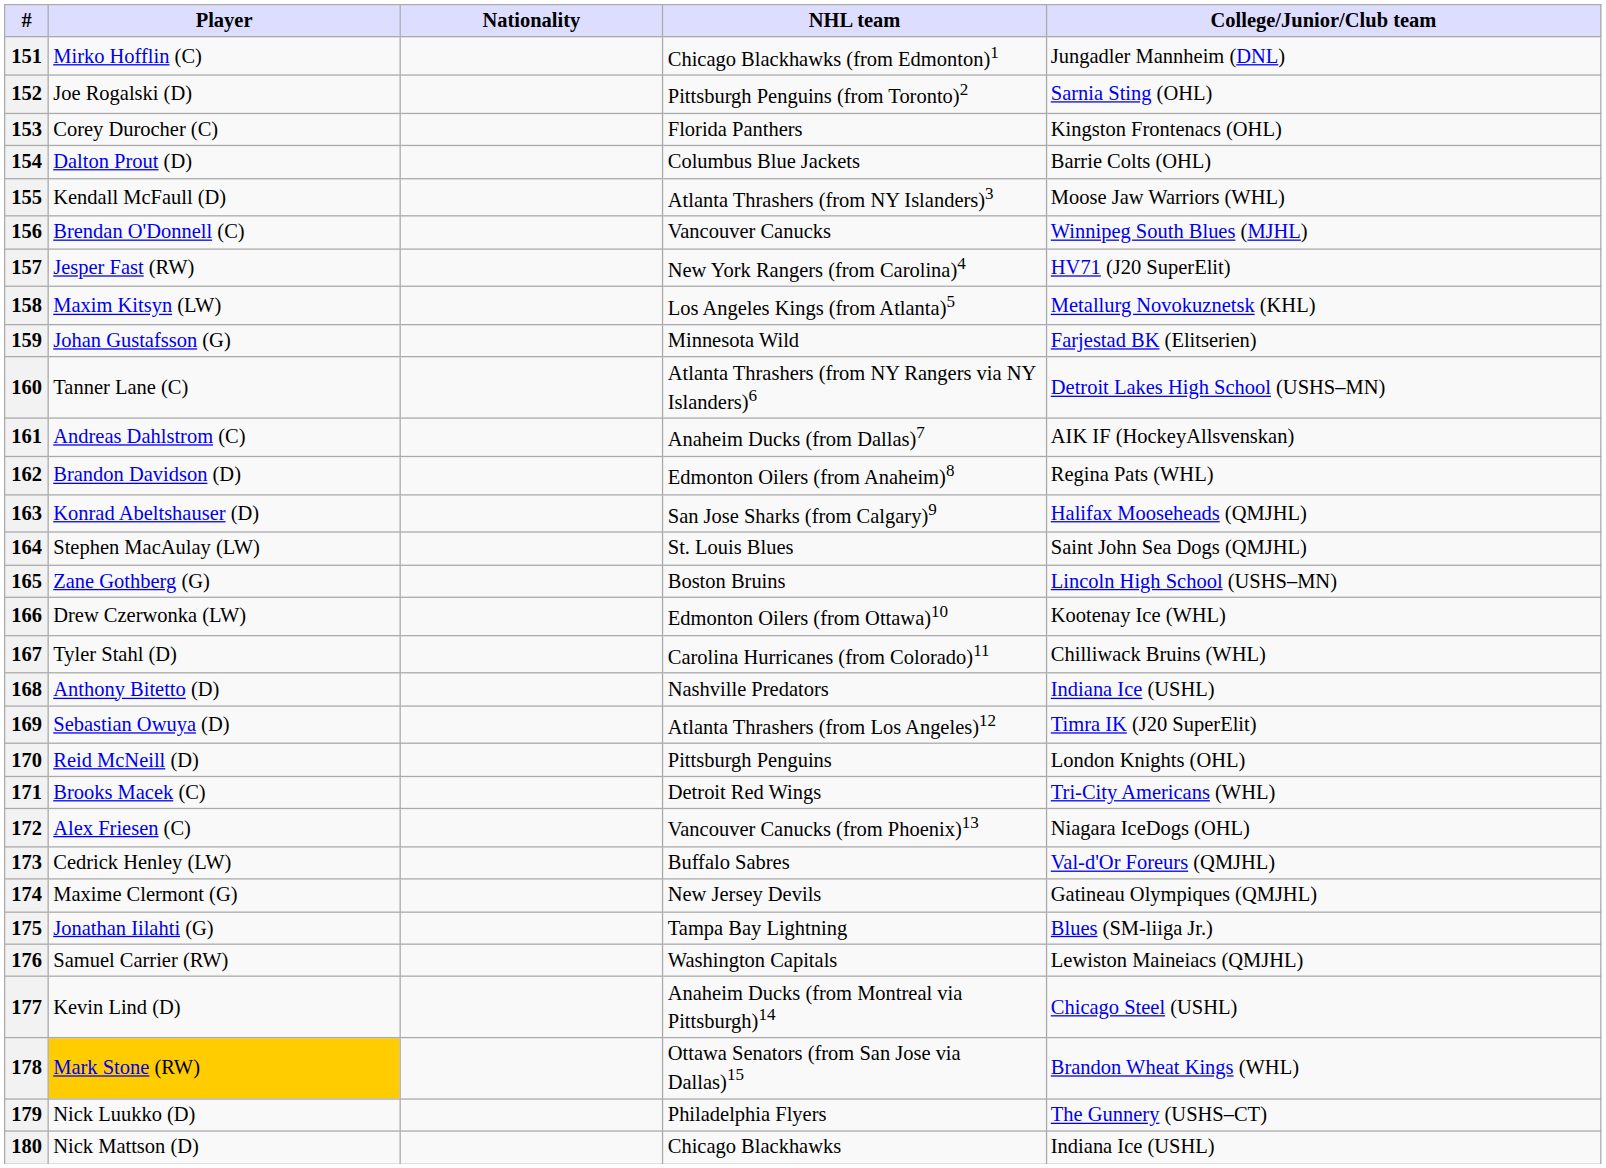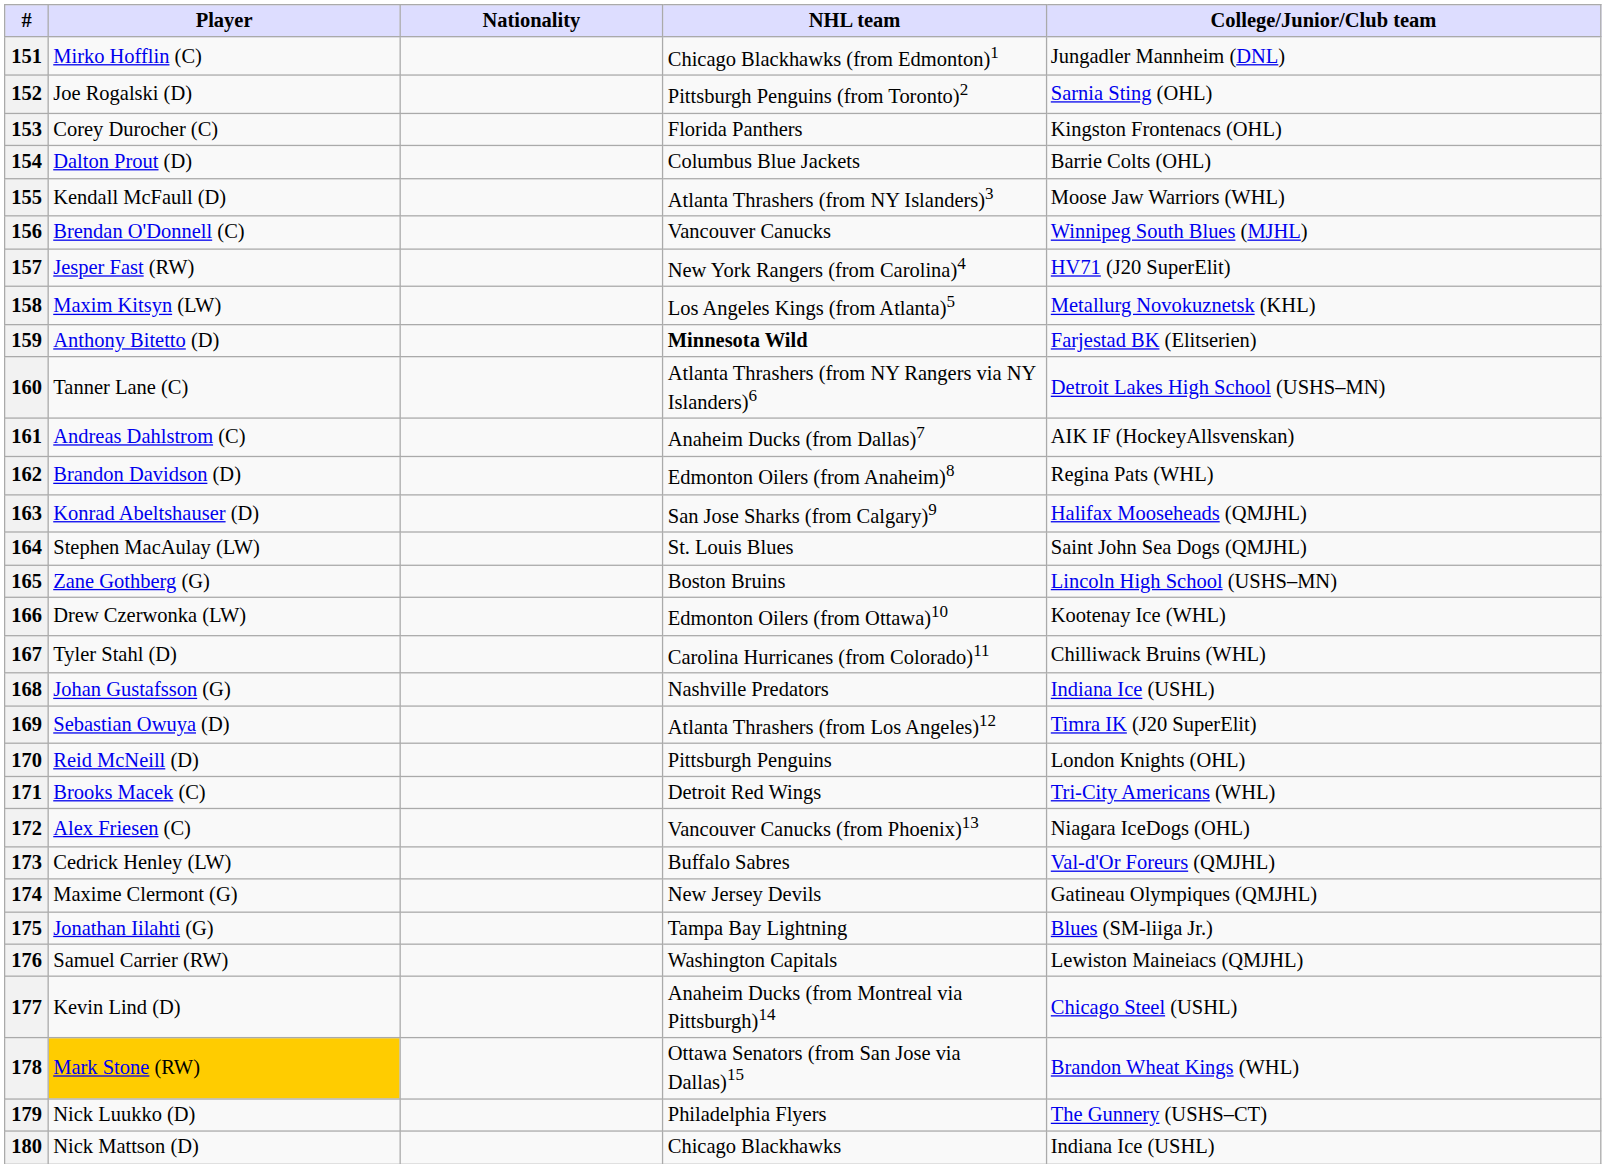(142, 340) Johan Gustafsson (G) -> (136, 340) Anthony Bitetto (D)
(733, 340) normal -> (738, 340) bold
(136, 689) Anthony Bitetto (D) -> (142, 689) Johan Gustafsson (G)
